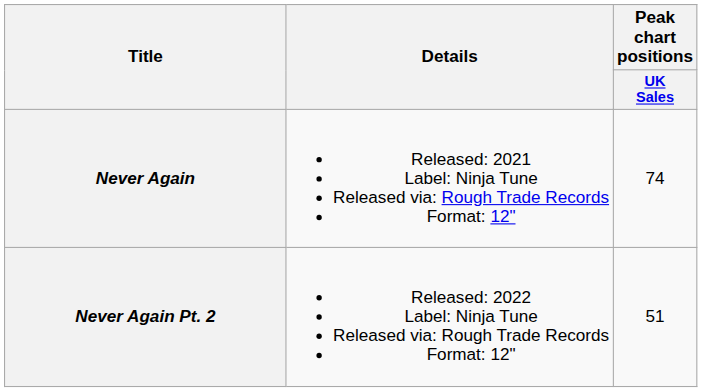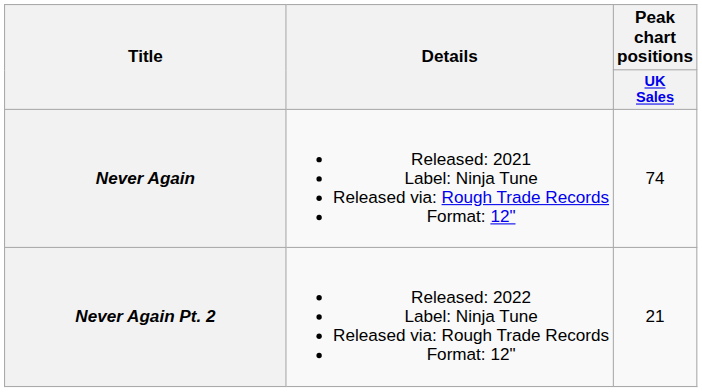(655, 316) 51 -> (655, 316) 21
